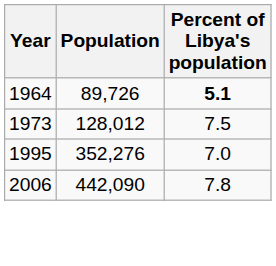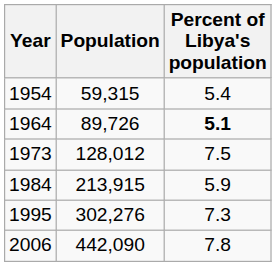+ row: (30, 93)
+ row: (30, 184)
(110, 154) 352,276 -> (110, 215) 302,276
(218, 154) 7.0 -> (218, 215) 7.3
